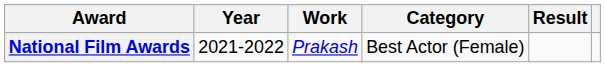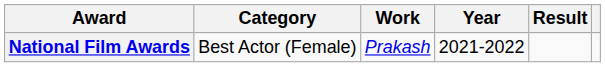columns swapped: (241, 18) <-> (445, 18)
